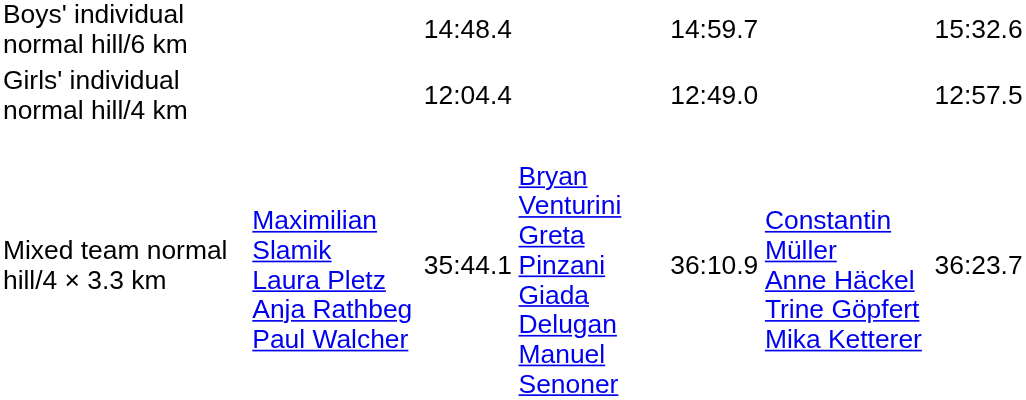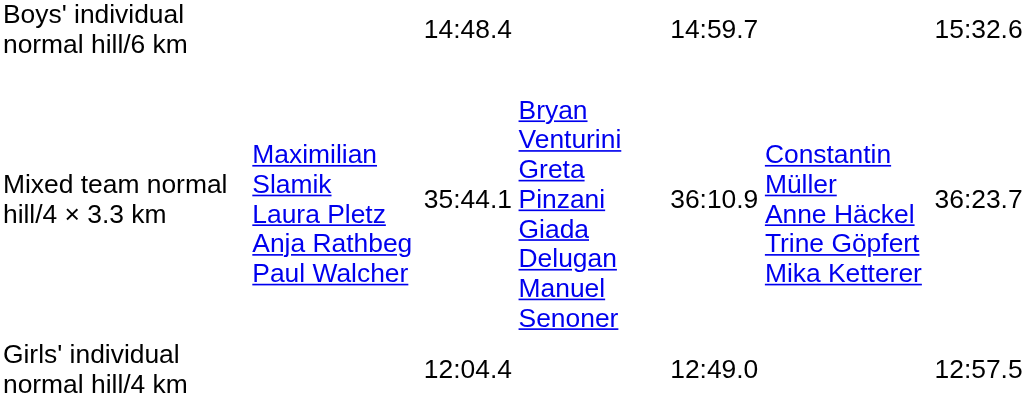rows swapped: (95, 95) <-> (115, 265)
